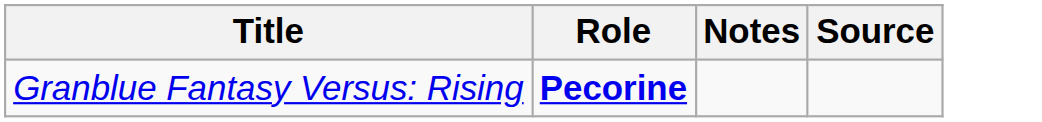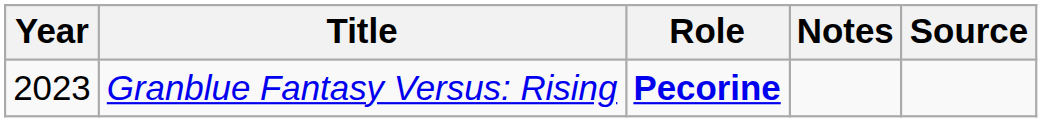+ column: (52, 32)
